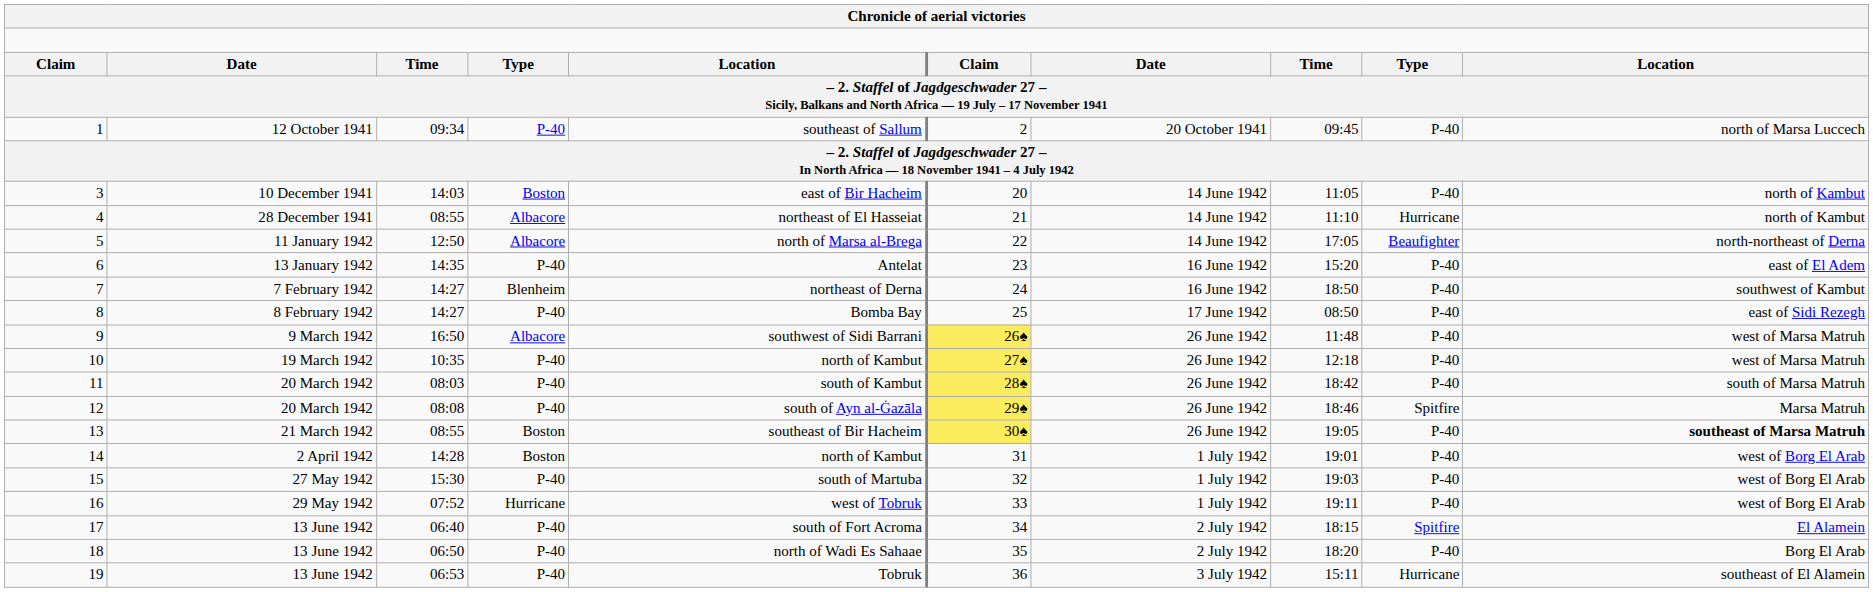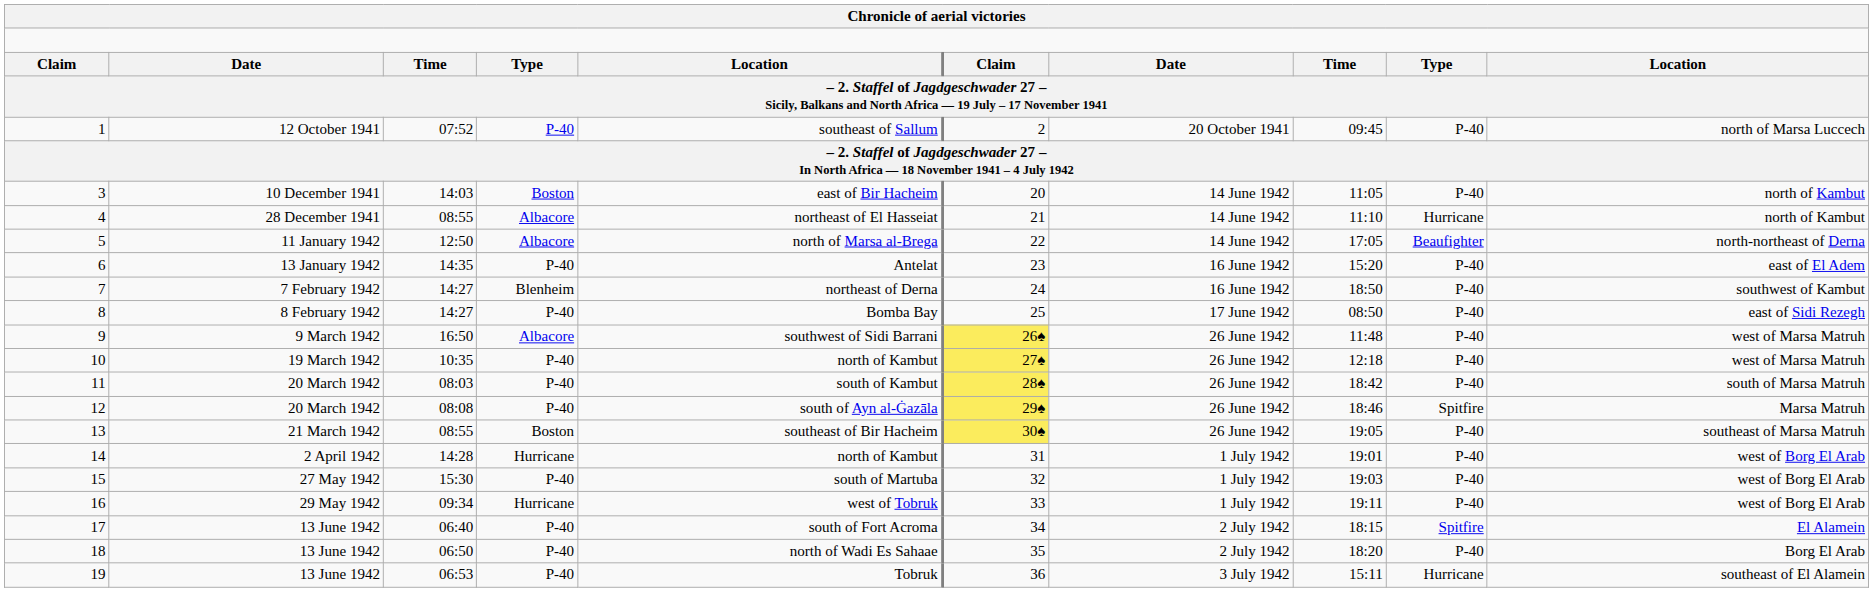(447, 128) 09:34 -> (456, 128) 07:52
(1777, 431) bold -> (1784, 431) normal
(544, 455) Boston -> (544, 455) Hurricane
(447, 503) 07:52 -> (456, 503) 09:34
